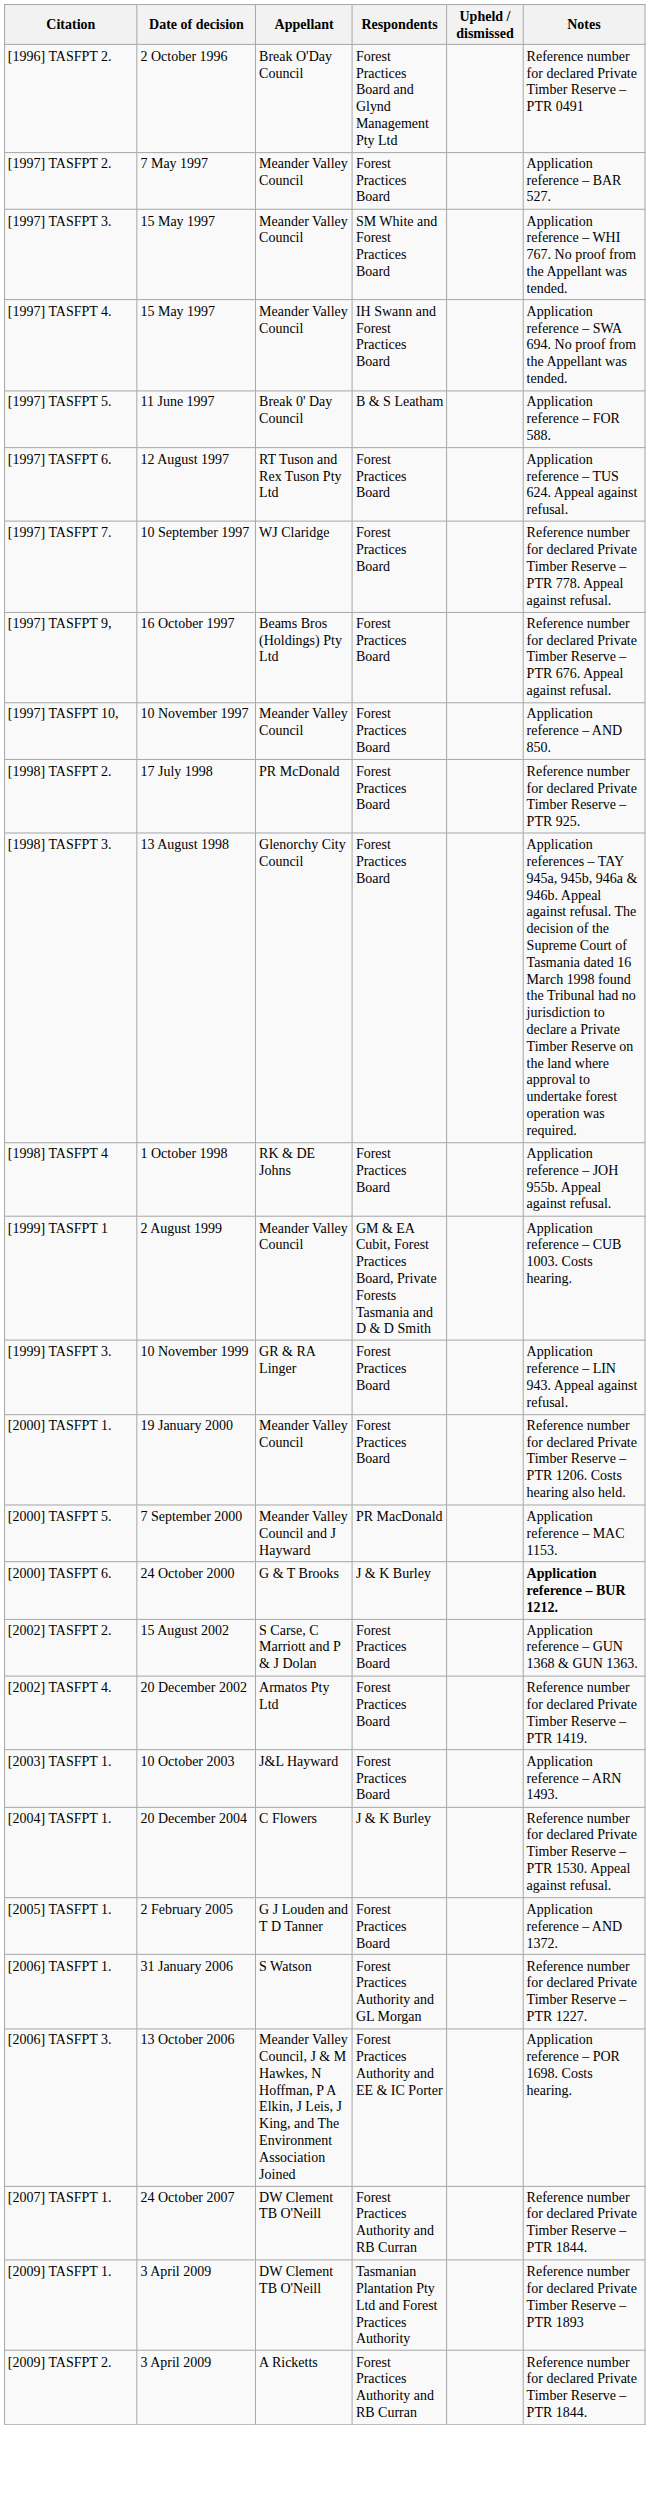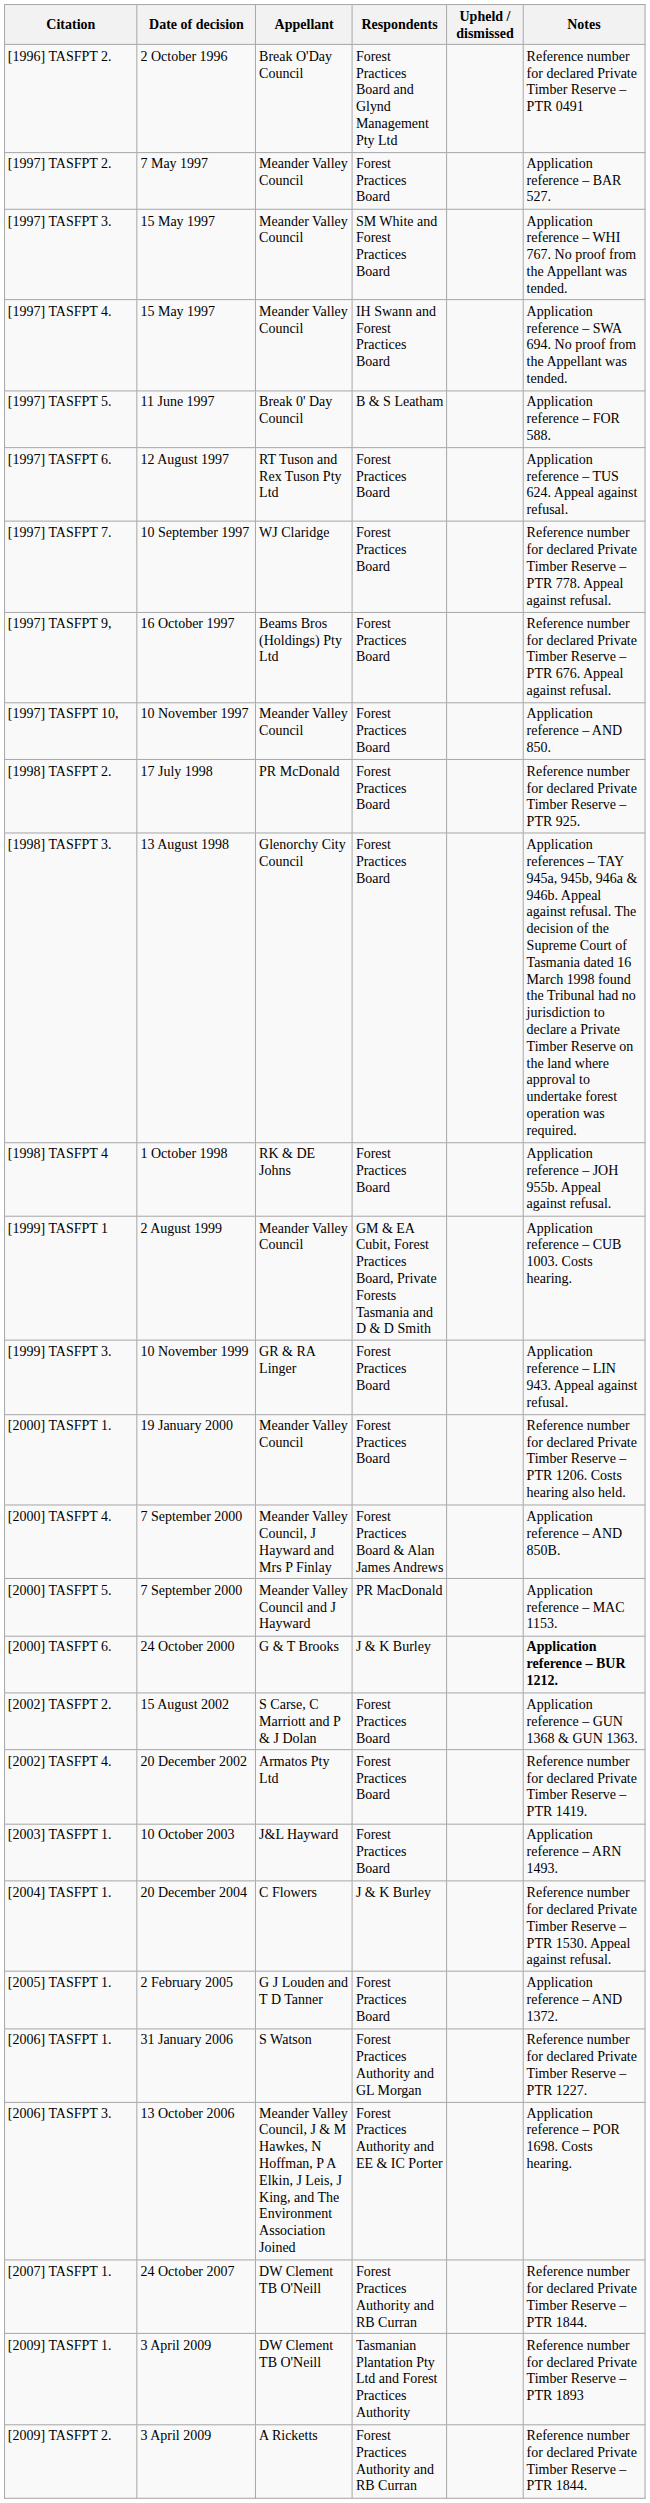+ row: (60, 1516)
